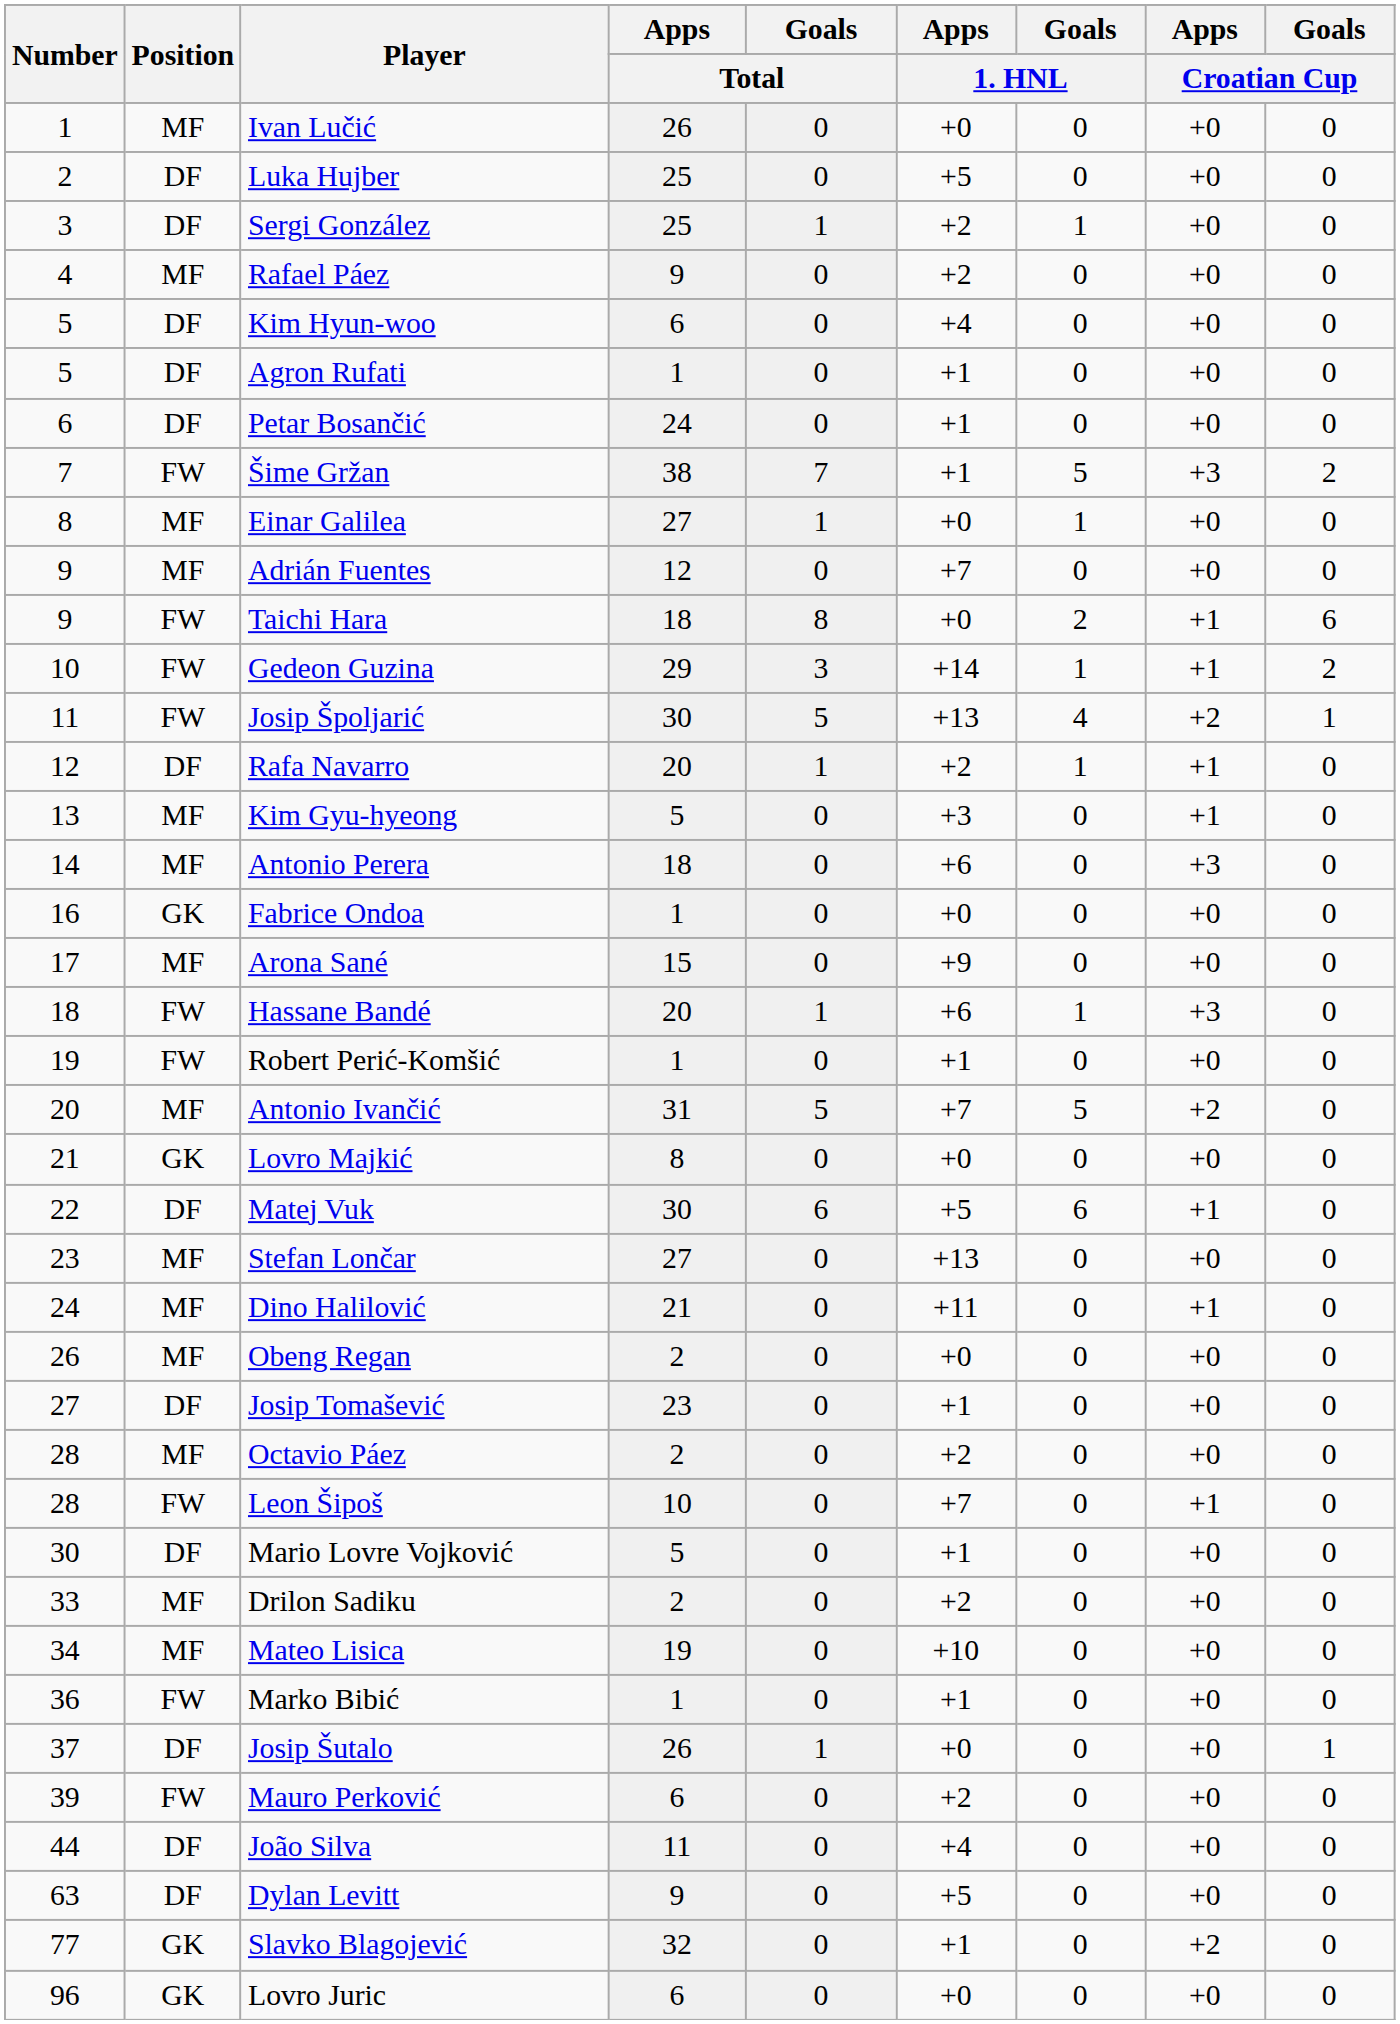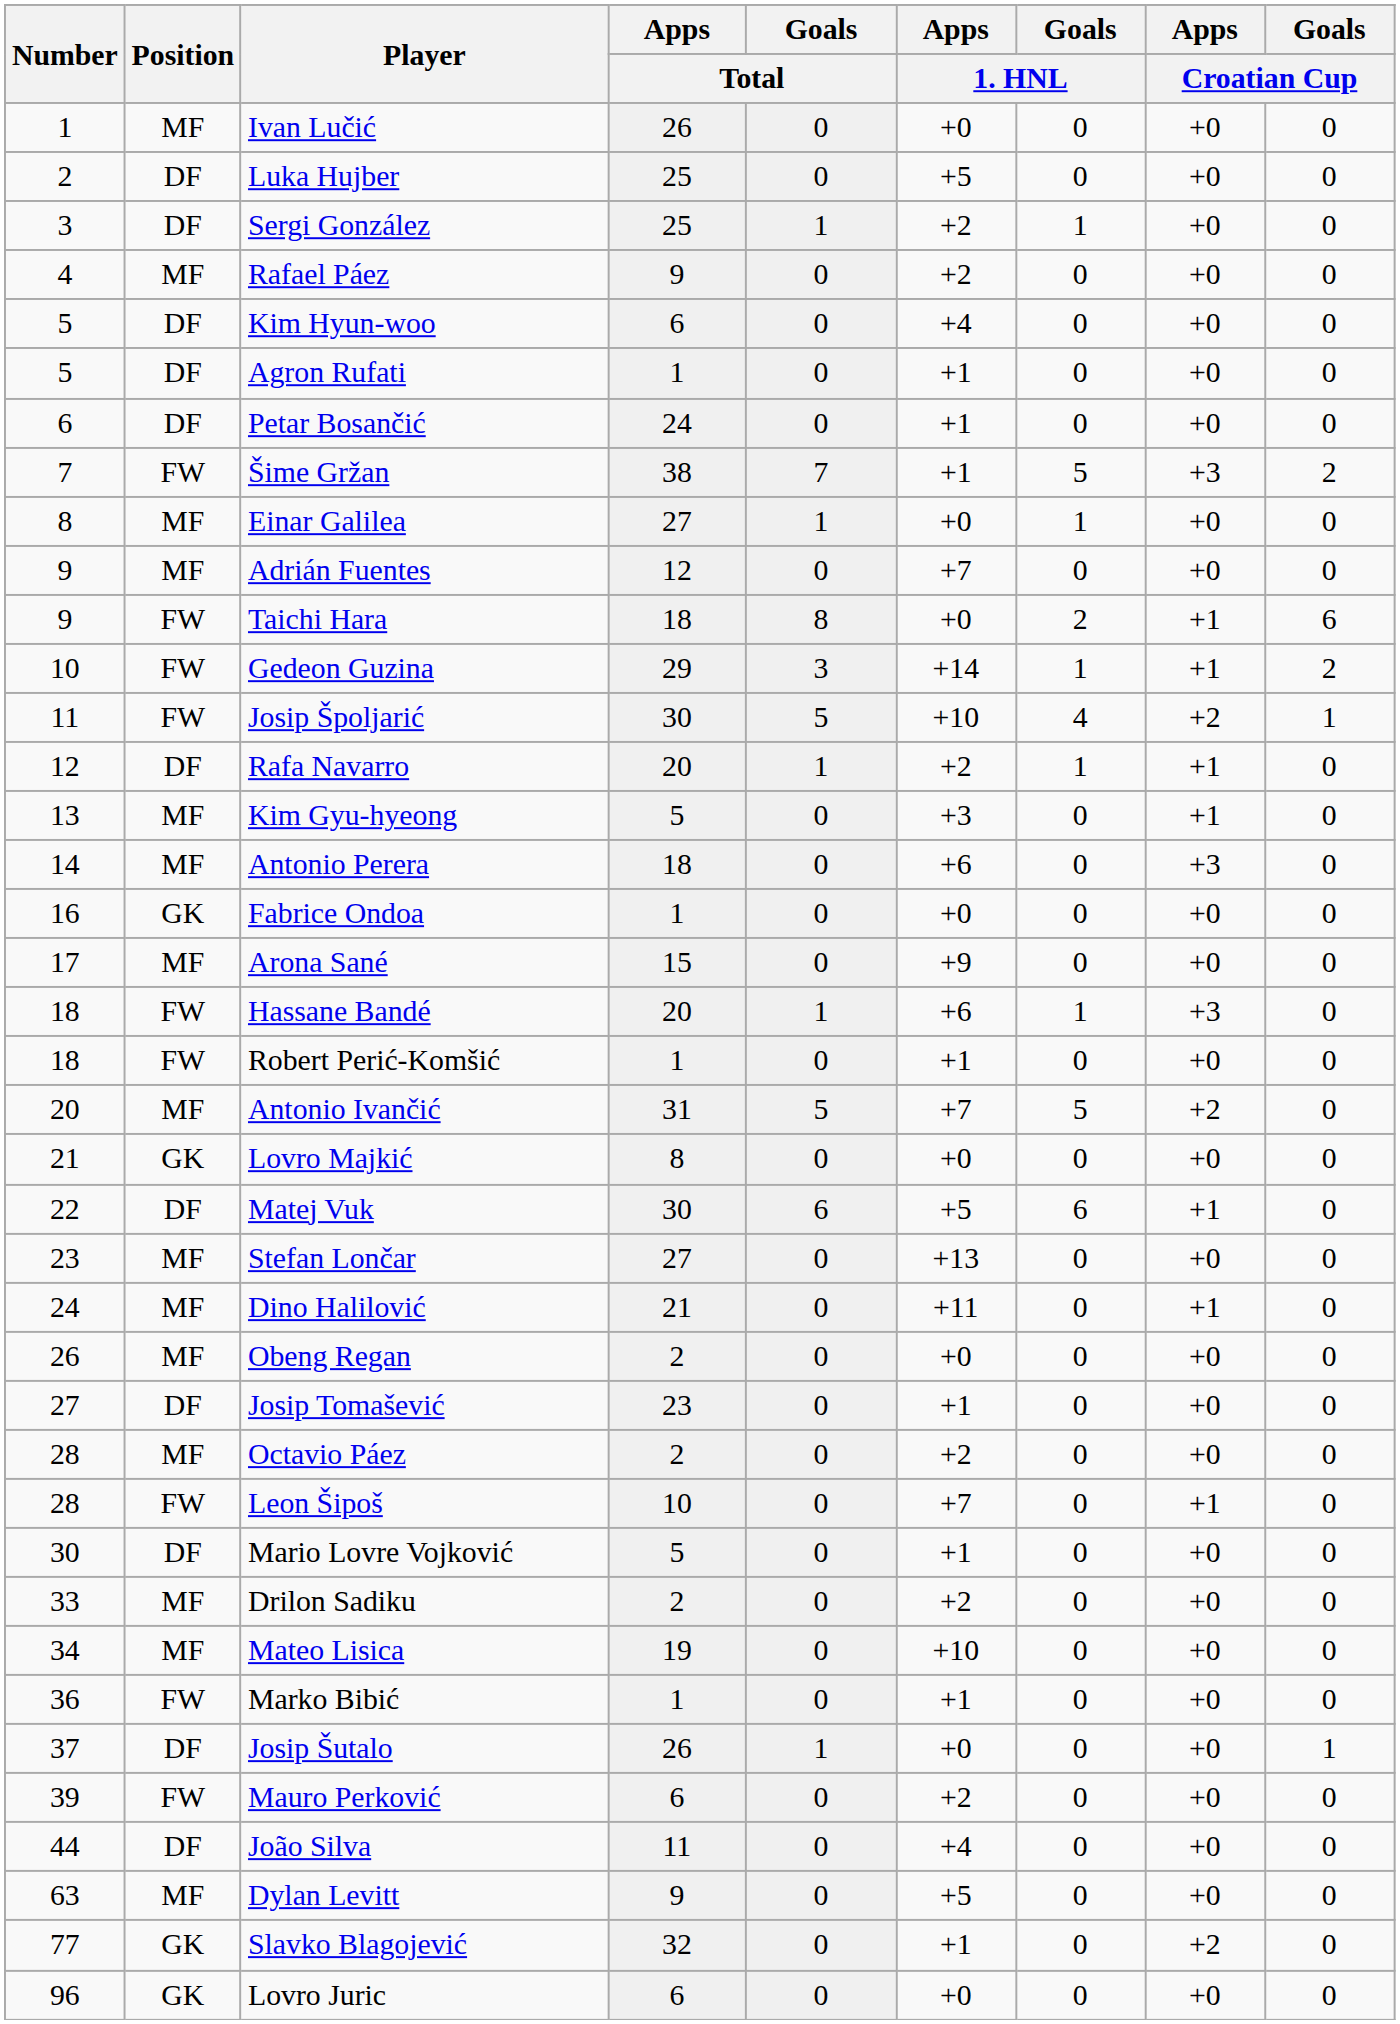(956, 716) +13 -> (956, 716) +10
(65, 1060) 19 -> (65, 1060) 18
(183, 1895) DF -> (183, 1895) MF
